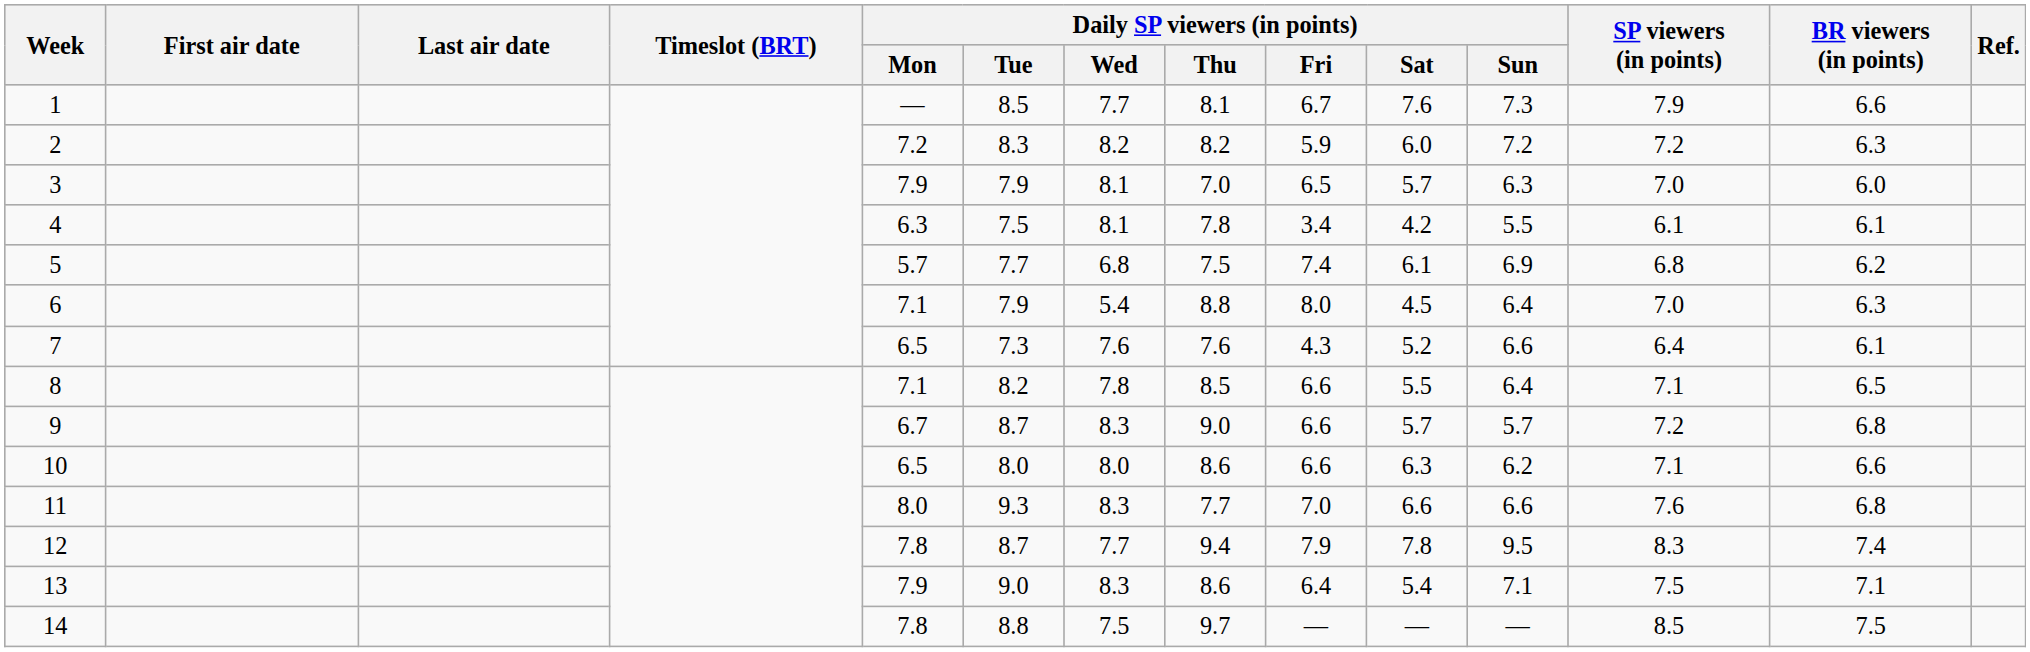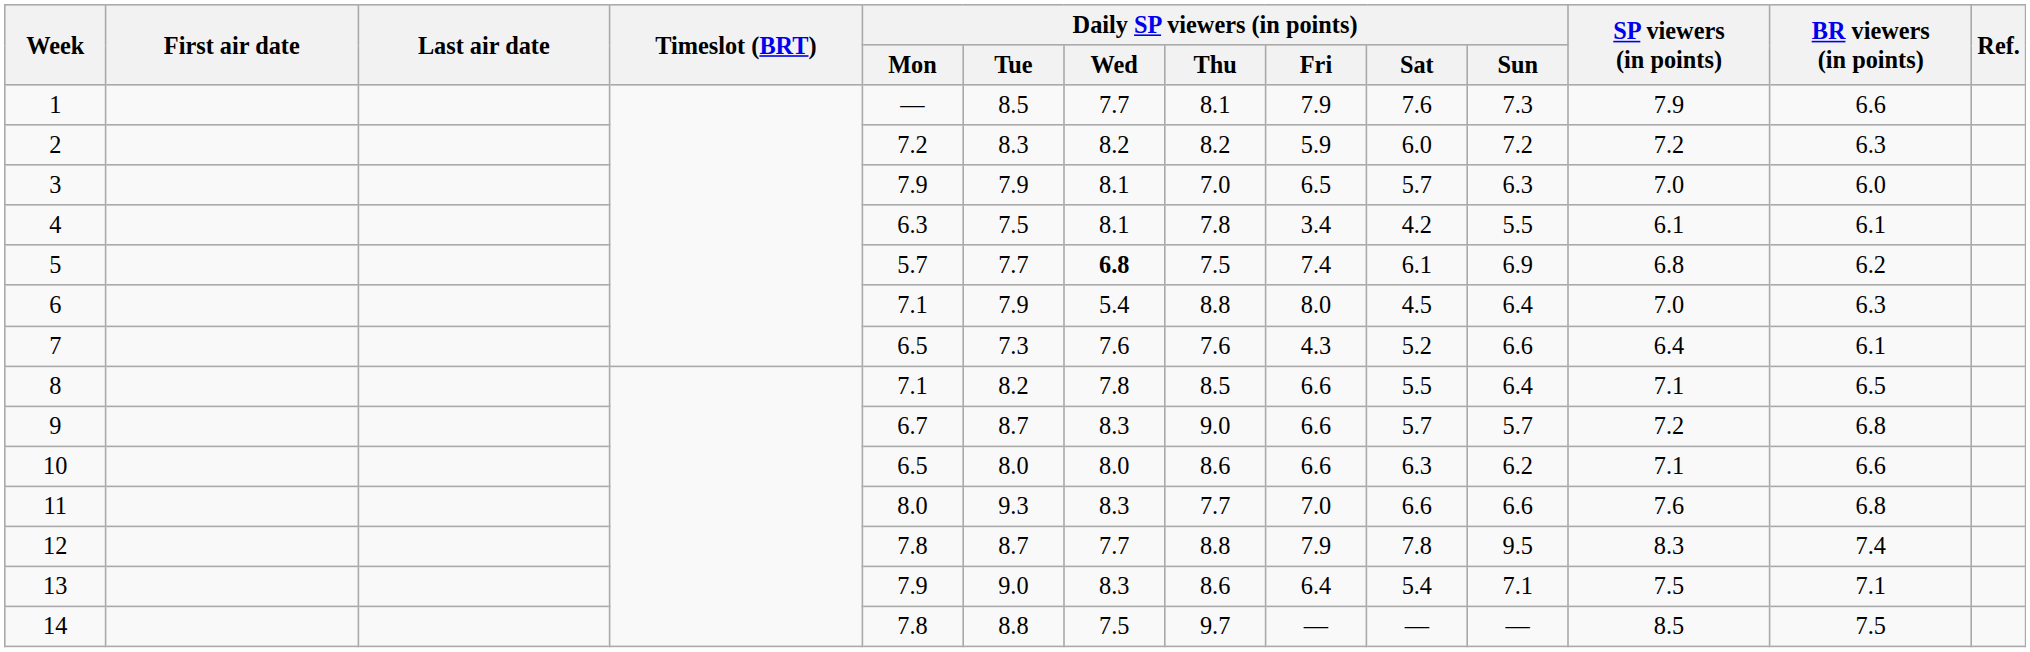(1316, 104) 6.7 -> (1316, 104) 7.9
(1114, 265) normal -> (1114, 265) bold
(1215, 546) 9.4 -> (1215, 546) 8.8
